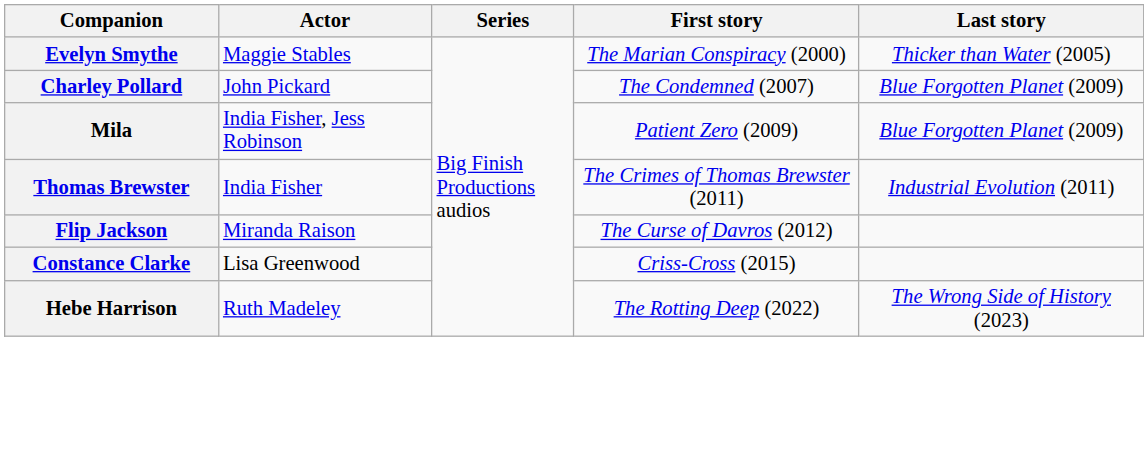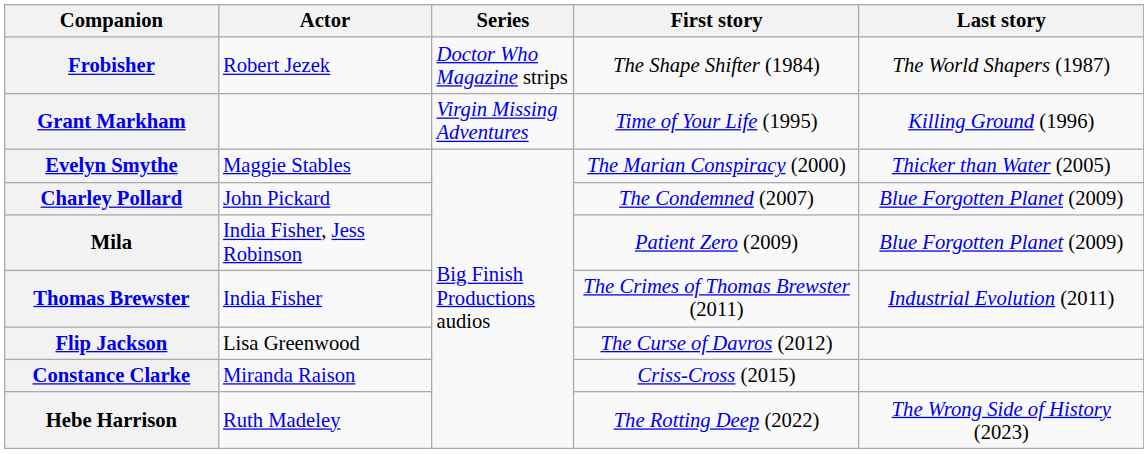+ row: (111, 65)
+ row: (111, 121)
(289, 230) Miranda Raison -> (291, 342) Lisa Greenwood
(291, 263) Lisa Greenwood -> (289, 375) Miranda Raison
